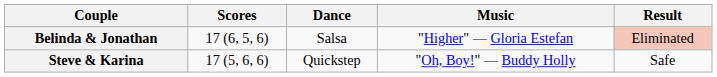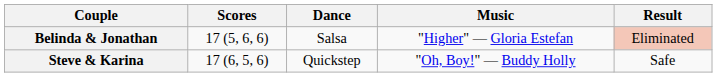(237, 38) 17 (6, 5, 6) -> (237, 38) 17 (5, 6, 6)
(237, 60) 17 (5, 6, 6) -> (237, 60) 17 (6, 5, 6)
